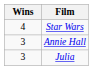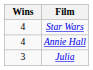(23, 42) 3 -> (23, 42) 4
